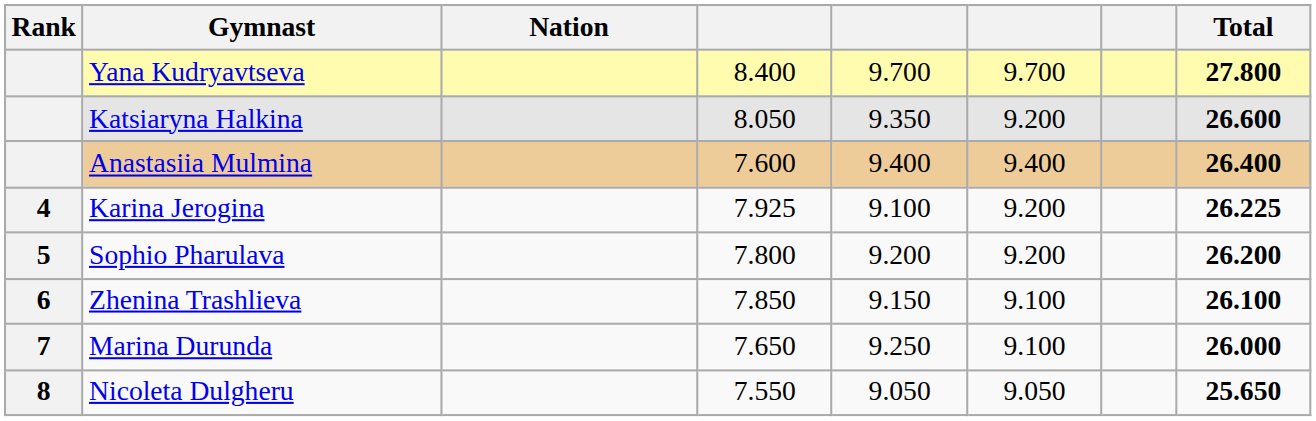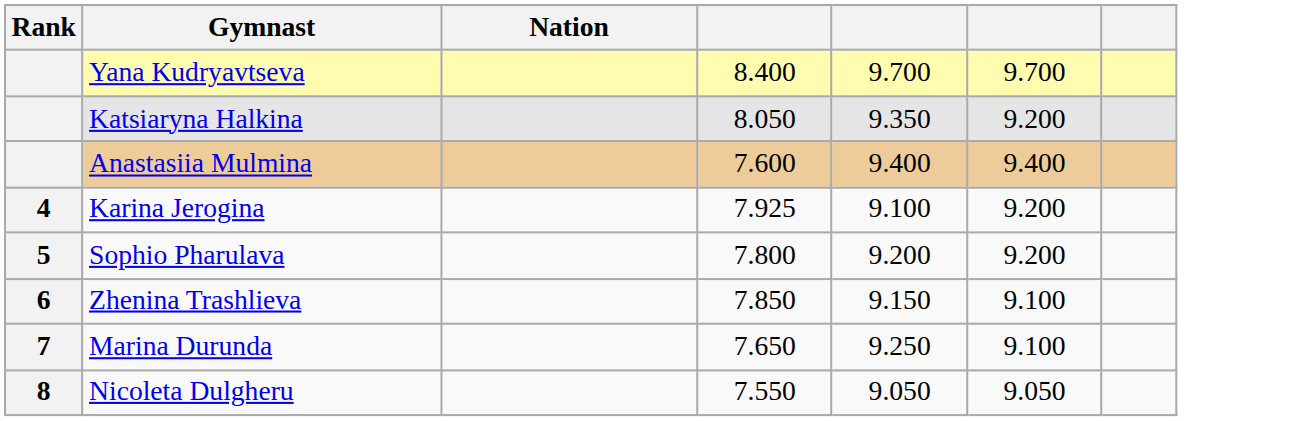- column: (1243, 26)
